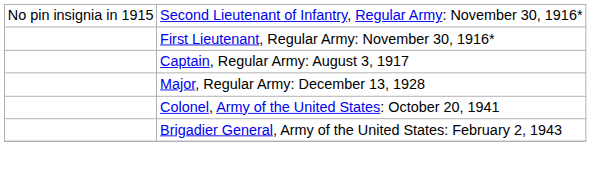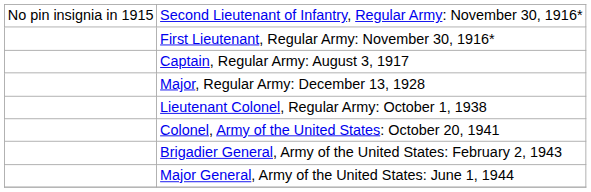+ row: (323, 107)
+ row: (337, 175)
